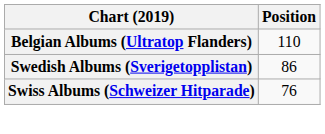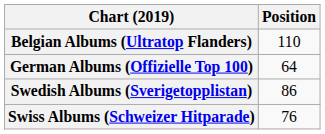+ row: (131, 66)
